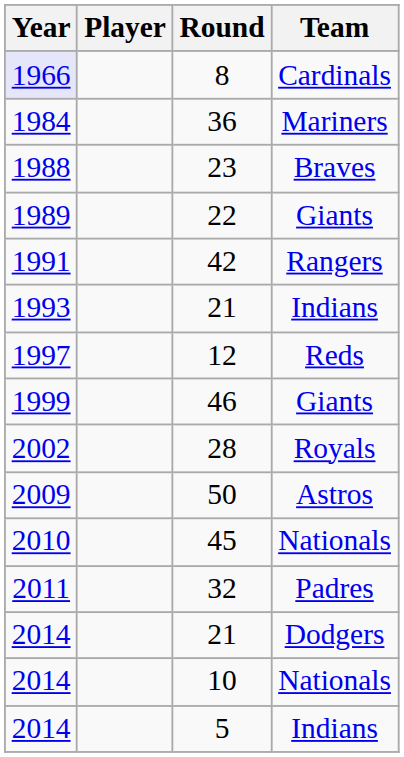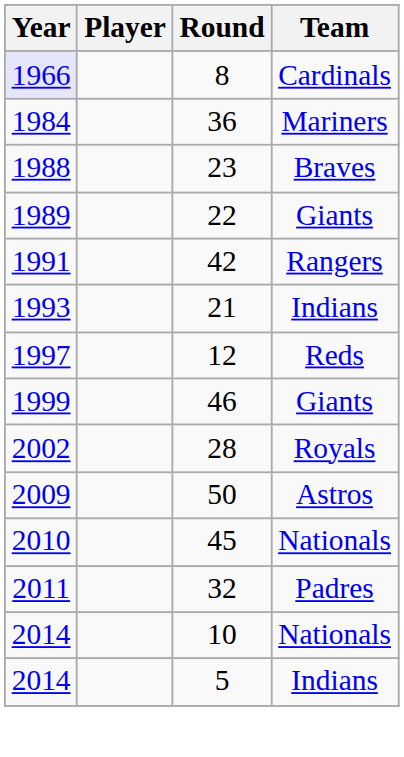- row: (222, 634)
